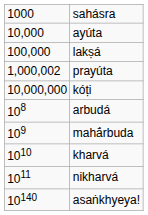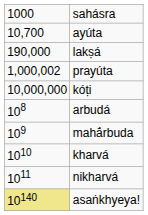(25, 33) 10,000 -> (25, 33) 10,700
(29, 52) 100,000 -> (29, 52) 190,000
(22, 199) no background -> (22, 199) khaki background
